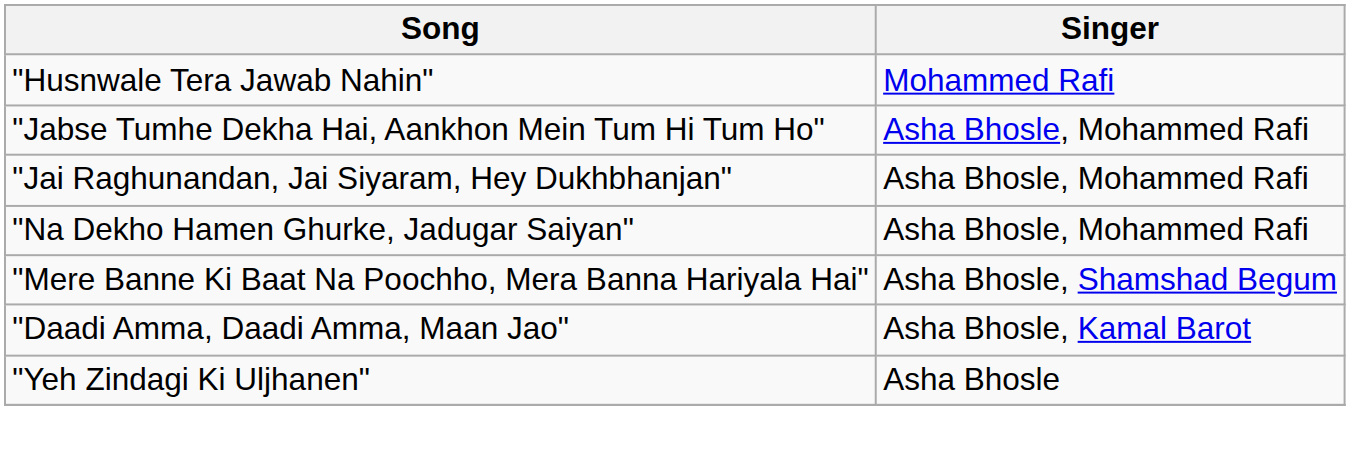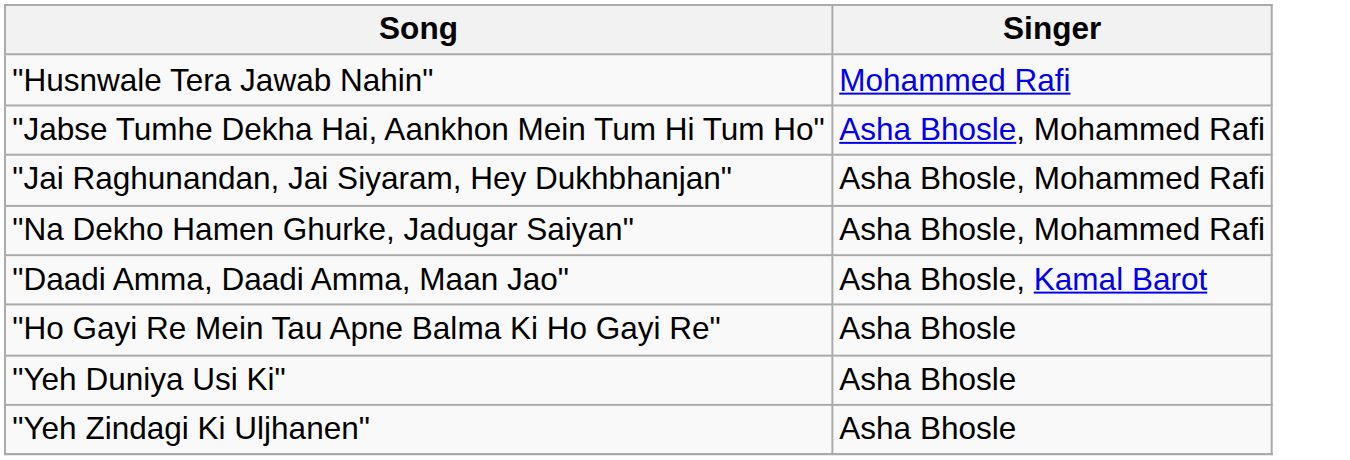- row: (440, 279)
+ row: (367, 329)
+ row: (149, 379)
